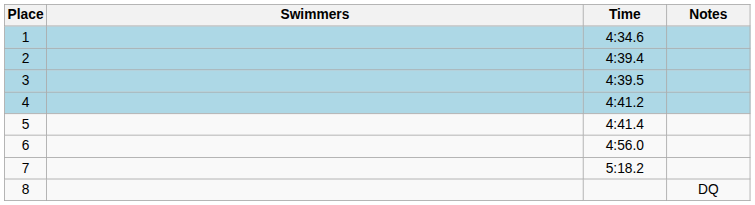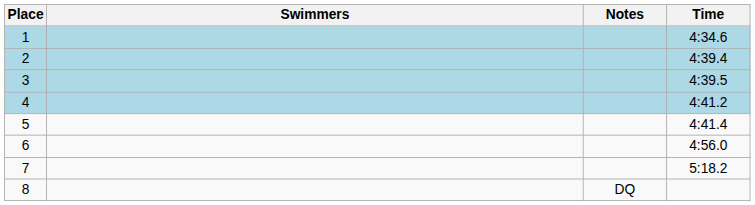columns swapped: (625, 15) <-> (708, 15)
